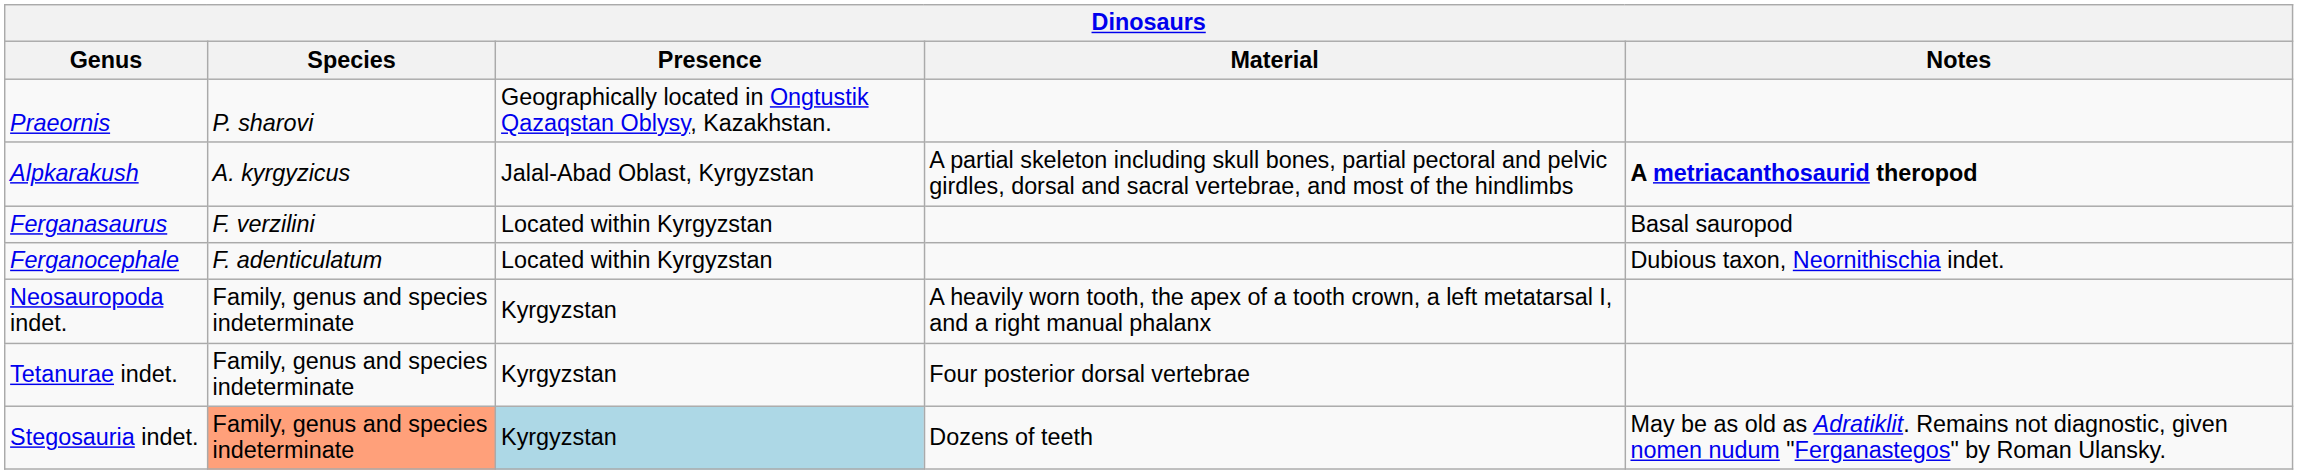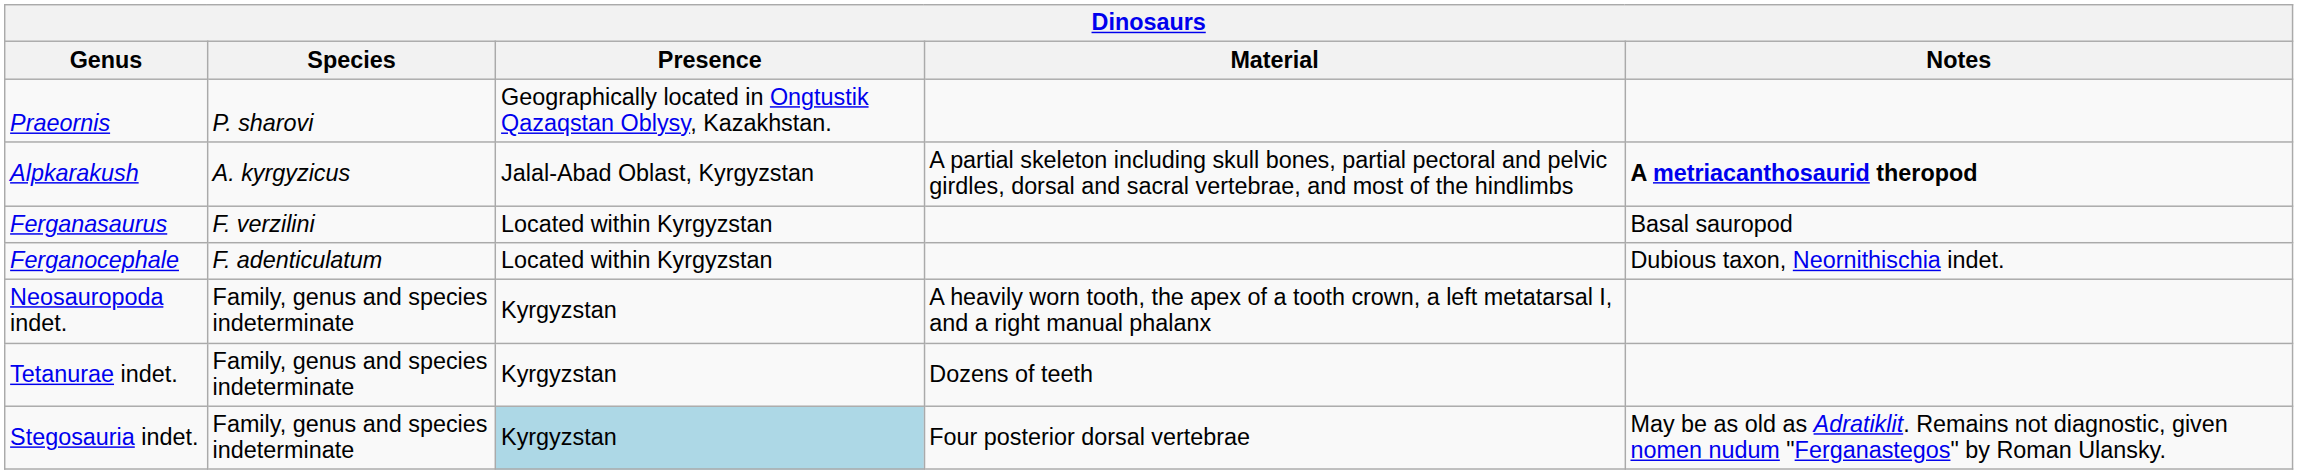(1090, 374) Four posterior dorsal vertebrae -> (1011, 374) Dozens of teeth
(350, 437) lightsalmon background -> (350, 437) no background
(1011, 437) Dozens of teeth -> (1090, 437) Four posterior dorsal vertebrae
